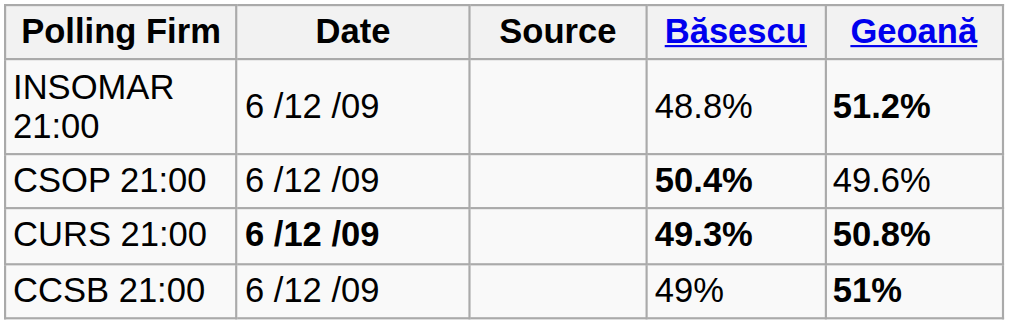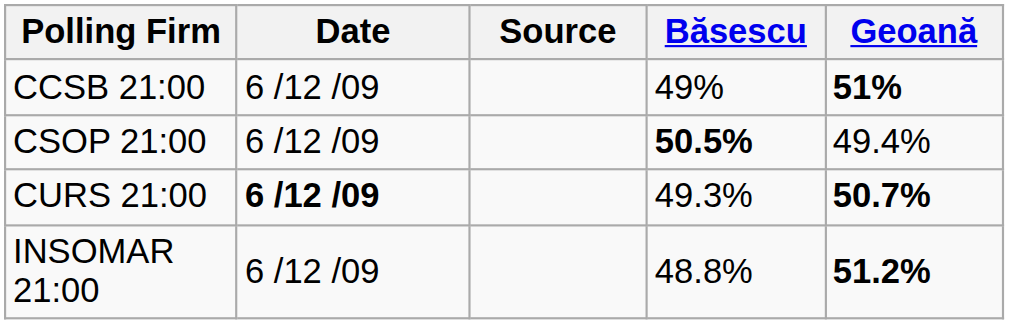rows swapped: (94, 106) <-> (109, 290)
(704, 180) 50.4% -> (704, 141) 50.5%
(882, 180) 49.6% -> (882, 141) 49.4%
(704, 235) bold -> (704, 196) normal
(882, 235) 50.8% -> (882, 196) 50.7%
